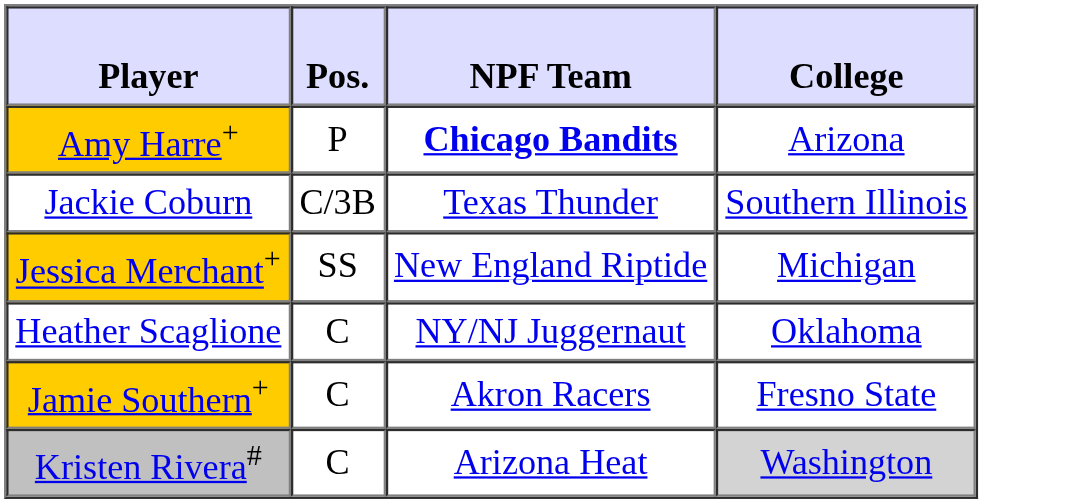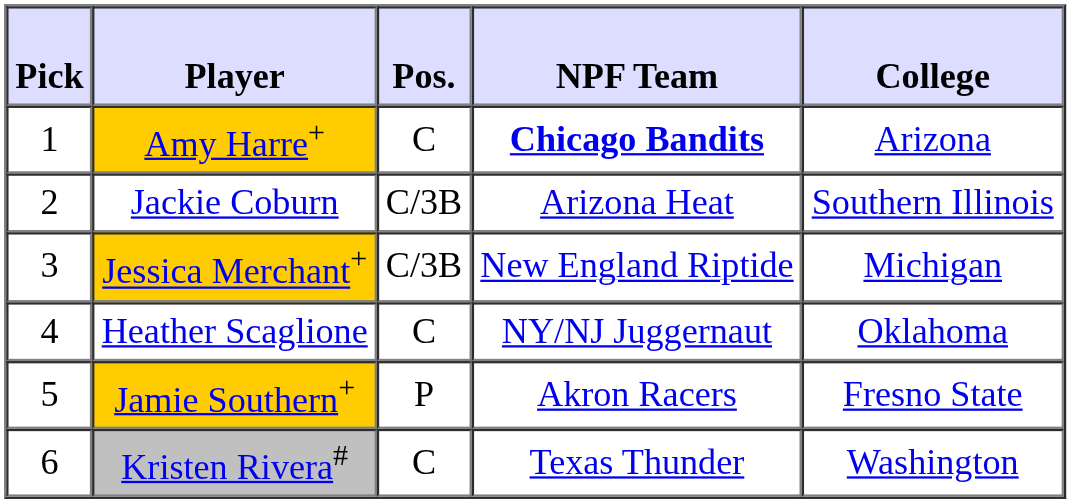+ column: (49, 75)
(338, 139) P -> (424, 139) C
(551, 202) Texas Thunder -> (637, 202) Arizona Heat
(338, 266) SS -> (424, 266) C/3B
(338, 393) C -> (424, 393) P
(551, 462) Arizona Heat -> (637, 462) Texas Thunder
(846, 462) lightgrey background -> (933, 462) no background
